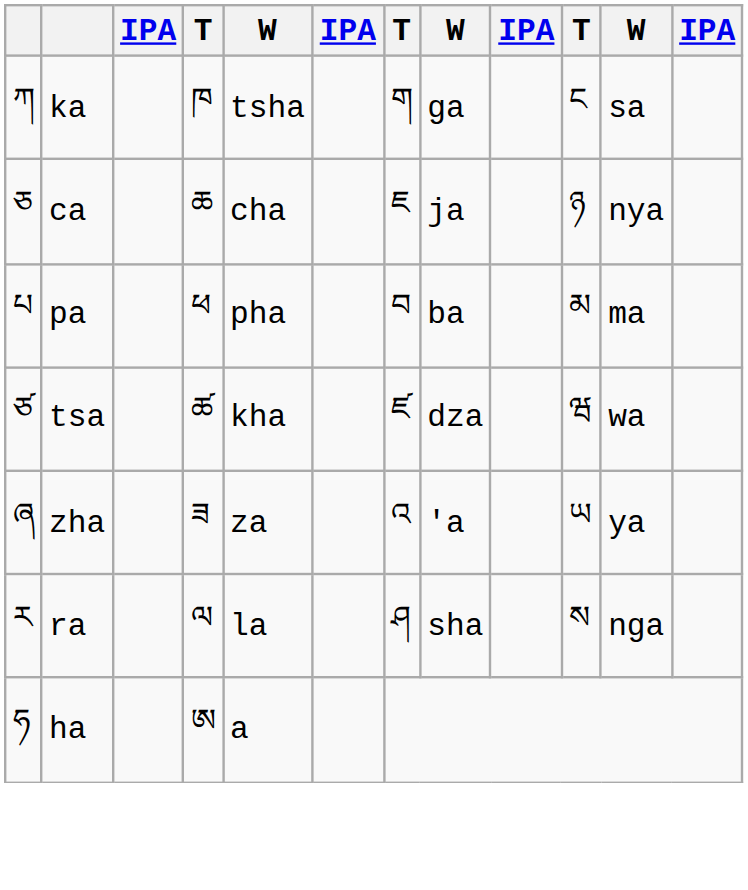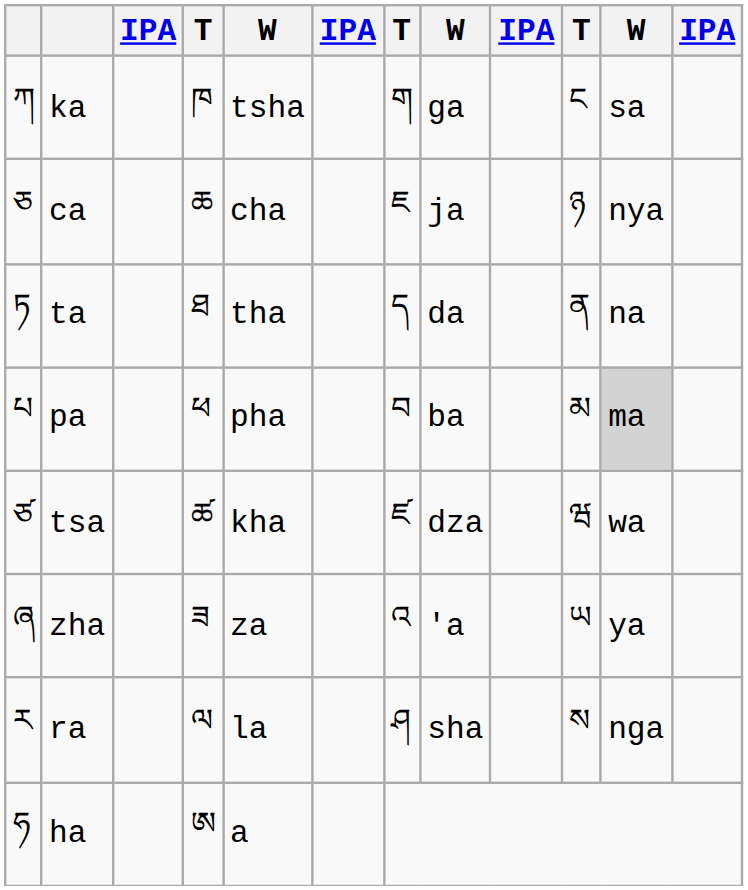+ row: (68, 315)
(627, 315) no background -> (627, 419) lightgrey background
